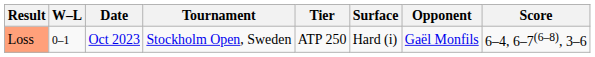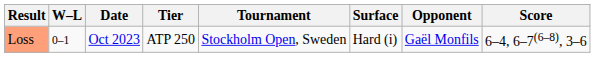columns swapped: (219, 15) <-> (322, 15)
